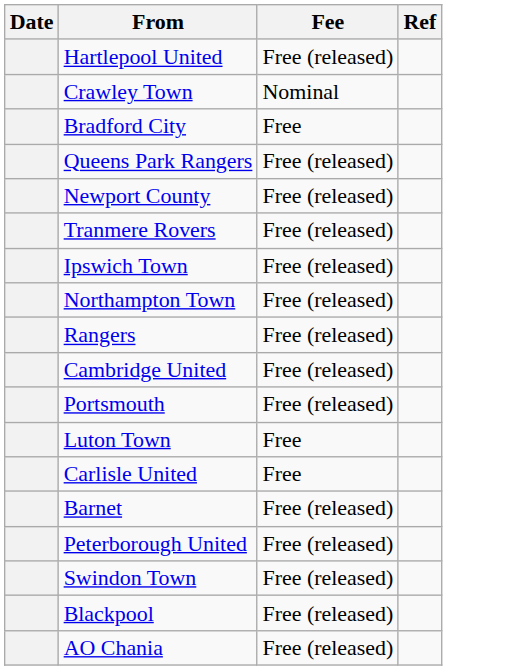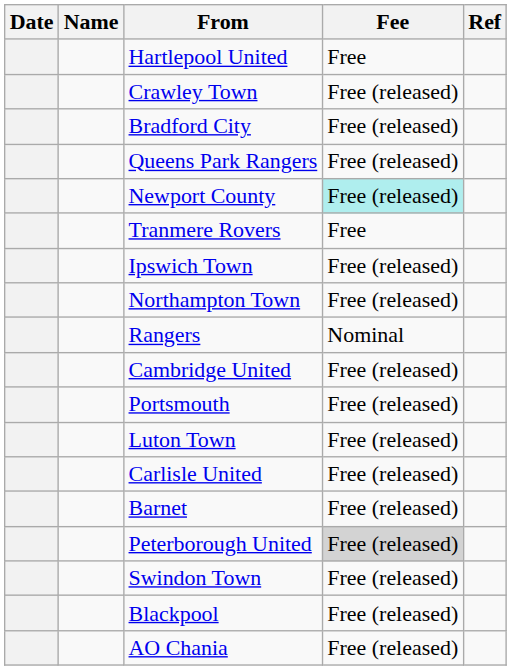+ column: (91, 21)
(328, 56) Free (released) -> (347, 56) Free
(301, 91) Nominal -> (393, 91) Free (released)
(282, 126) Free -> (393, 126) Free (released)
(328, 195) no background -> (393, 195) paleturquoise background
(328, 230) Free (released) -> (347, 230) Free
(328, 334) Free (released) -> (366, 334) Nominal
(282, 439) Free -> (393, 439) Free (released)
(282, 473) Free -> (393, 473) Free (released)
(328, 543) no background -> (393, 543) lightgrey background
